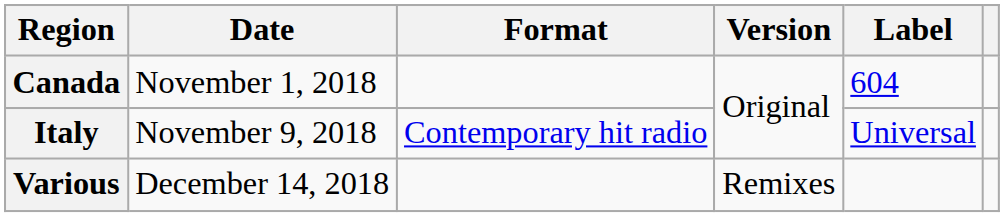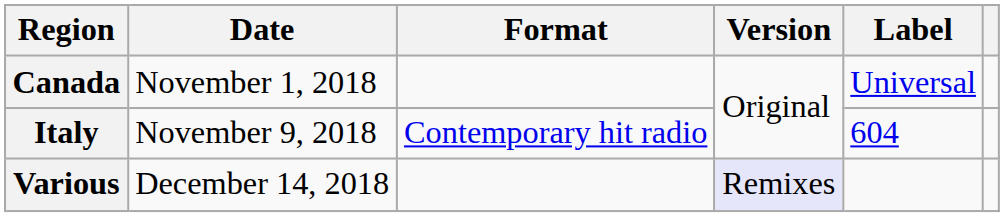(875, 81) 604 -> (913, 81) Universal
(913, 132) Universal -> (875, 132) 604
(779, 183) no background -> (779, 183) lavender background
